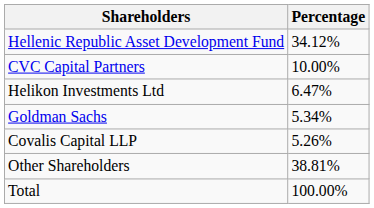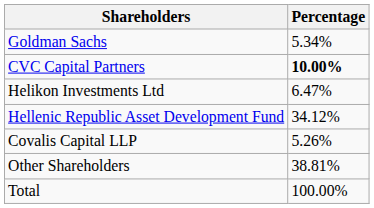rows swapped: (146, 41) <-> (58, 116)
(316, 66) normal -> (317, 66) bold
